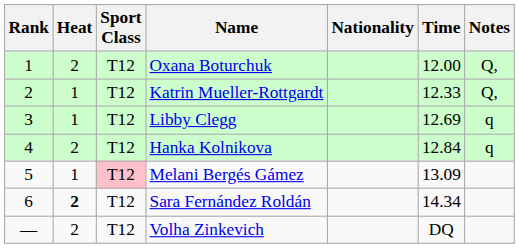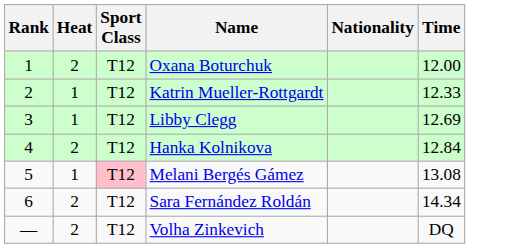- column: (489, 27)
(441, 174) 13.09 -> (441, 174) 13.08
(75, 202) bold -> (75, 202) normal
